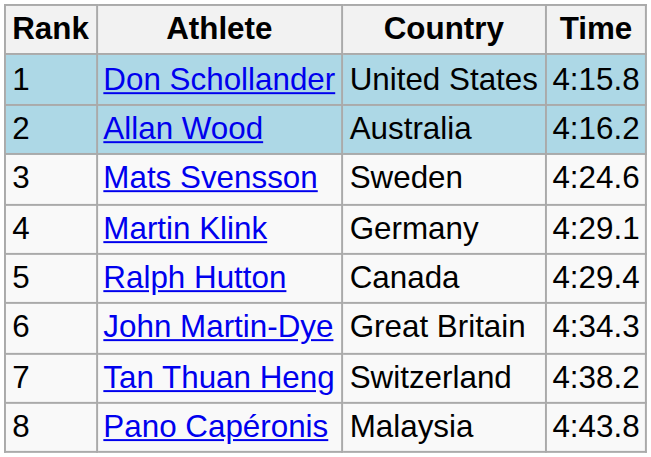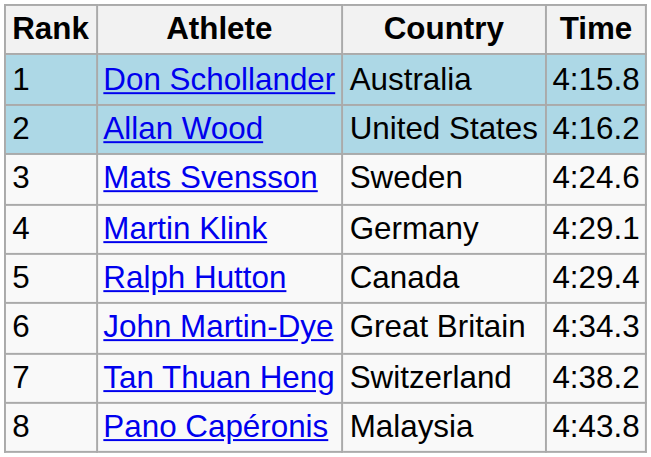(444, 79) United States -> (411, 79) Australia
(411, 128) Australia -> (444, 128) United States
